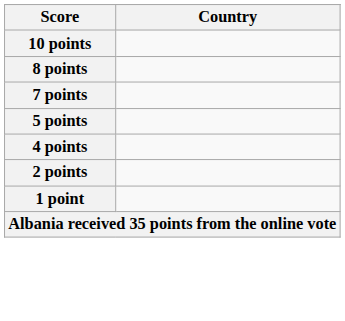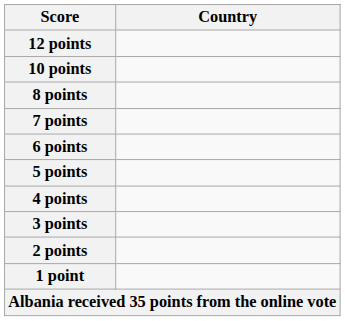+ row: (60, 43)
+ row: (60, 146)
+ row: (60, 224)
